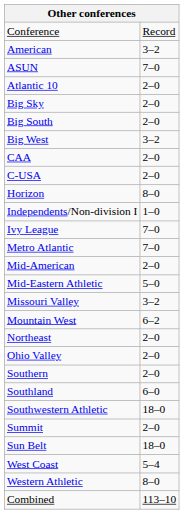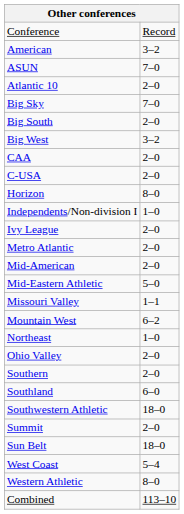(151, 103) 2–0 -> (151, 103) 7–0
(151, 229) 7–0 -> (151, 229) 2–0
(151, 247) 7–0 -> (151, 247) 2–0
(151, 301) 3–2 -> (151, 301) 1–1
(151, 337) 2–0 -> (151, 337) 1–0
